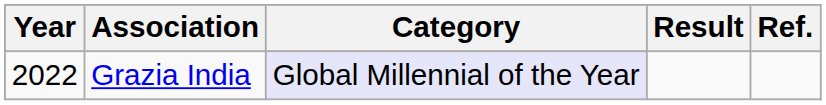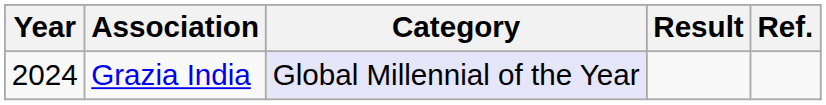(45, 74) 2022 -> (45, 74) 2024
